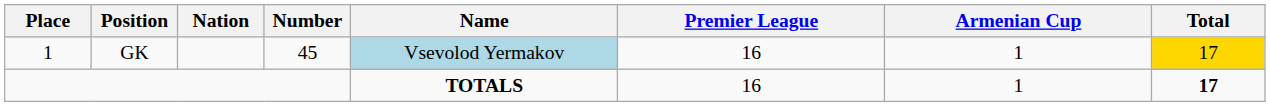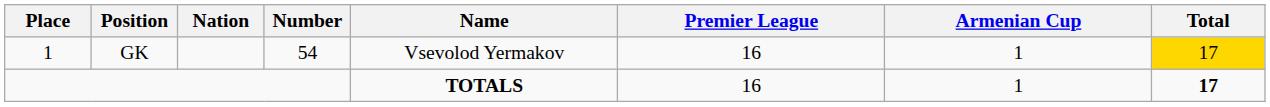(307, 53) 45 -> (307, 53) 54
(484, 53) lightblue background -> (484, 53) no background
